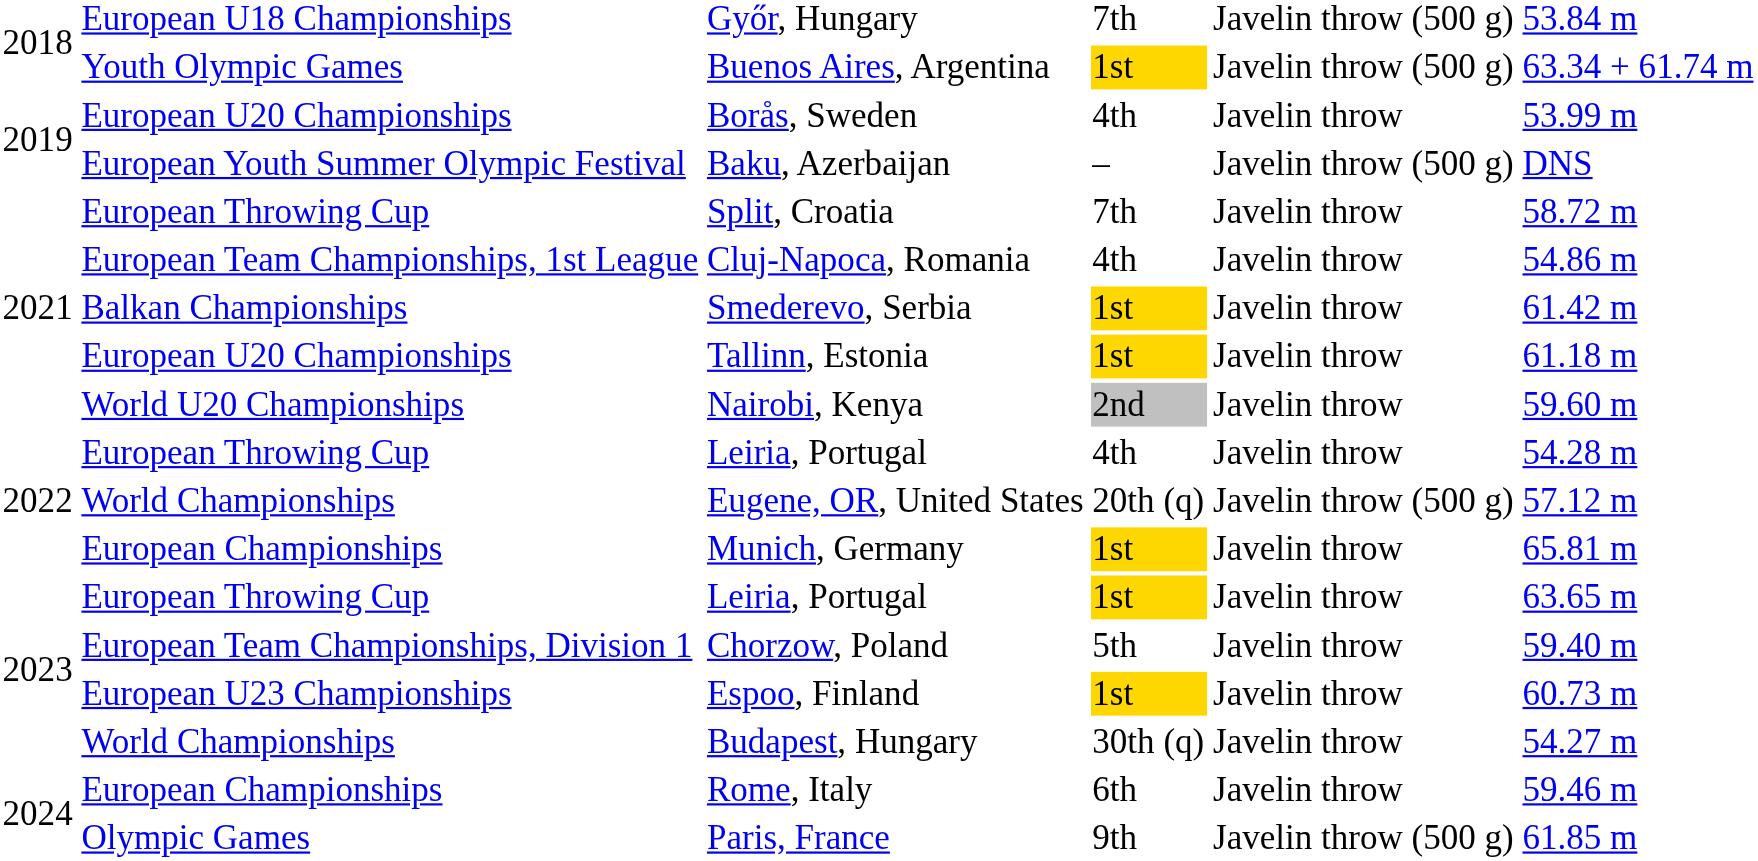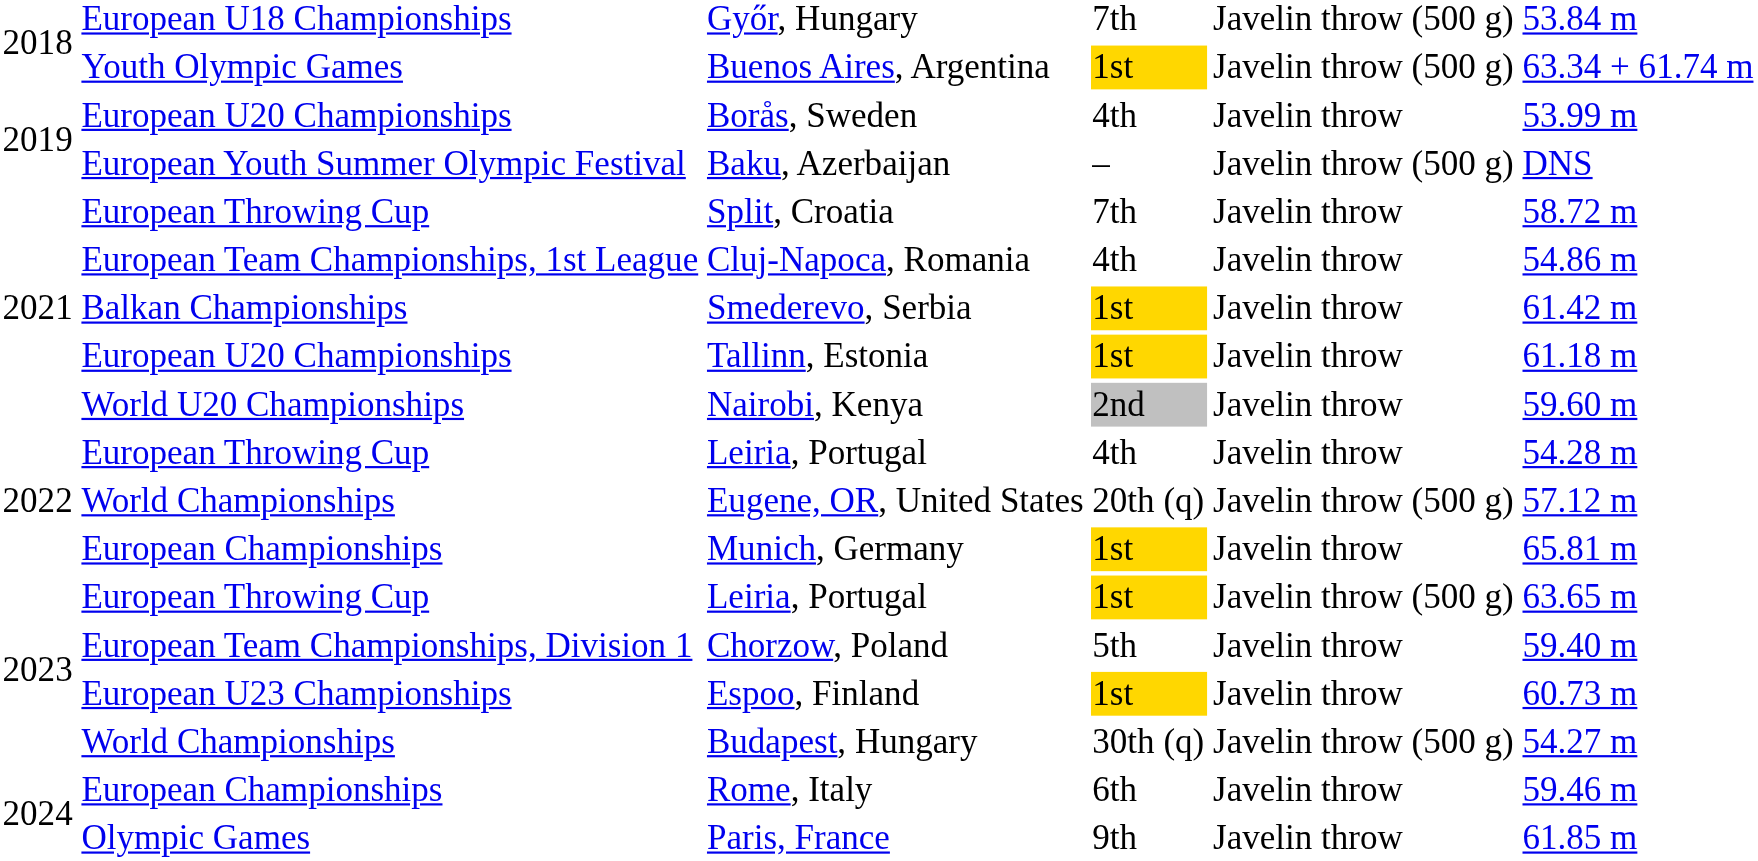(1308, 596) Javelin throw -> (1363, 596) Javelin throw (500 g)
(1308, 741) Javelin throw -> (1363, 741) Javelin throw (500 g)
(1363, 837) Javelin throw (500 g) -> (1308, 837) Javelin throw
